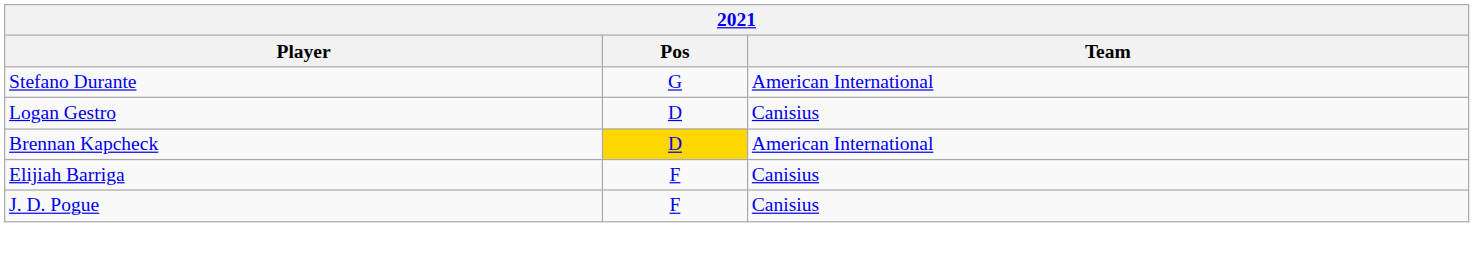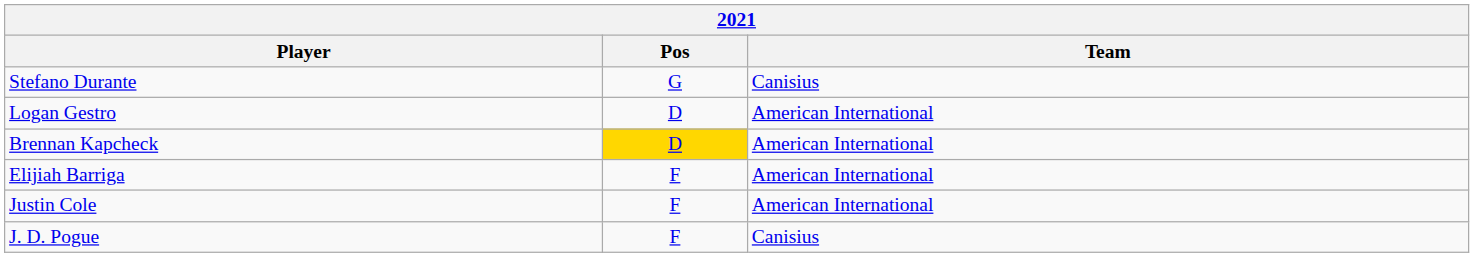(843, 81) American International -> (785, 81) Canisius
(785, 112) Canisius -> (843, 112) American International
(785, 174) Canisius -> (843, 174) American International
+ row: (53, 205)
